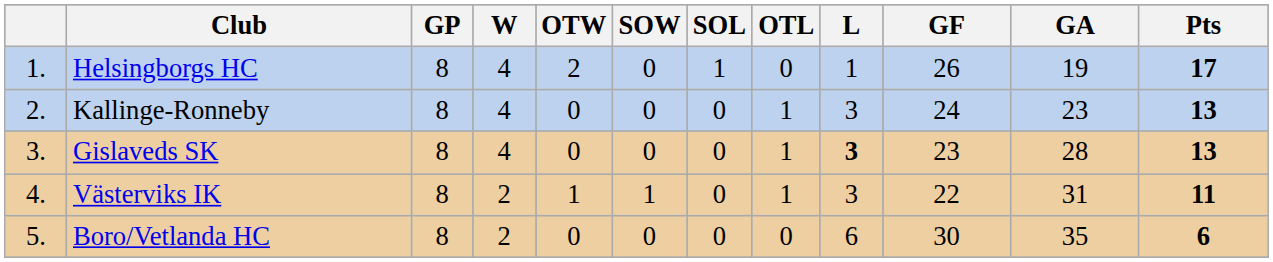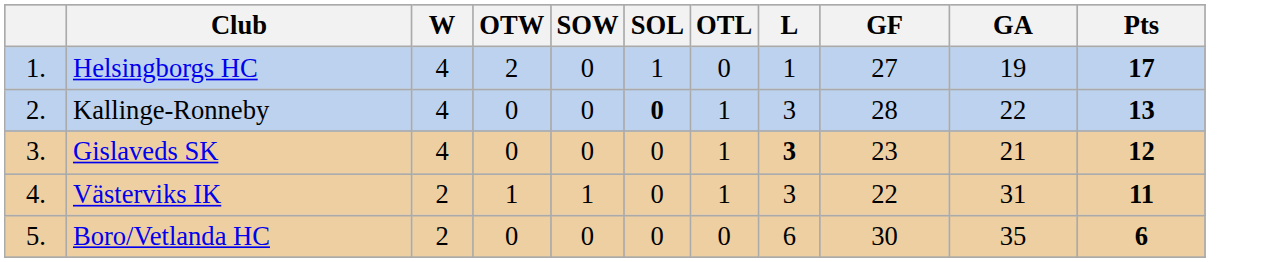- column: (442, 25)
(947, 67) 26 -> (885, 67) 27
(719, 109) normal -> (657, 109) bold
(947, 109) 24 -> (885, 109) 28
(1075, 109) 23 -> (1013, 109) 22
(1075, 151) 28 -> (1013, 151) 21
(1204, 151) 13 -> (1141, 151) 12
